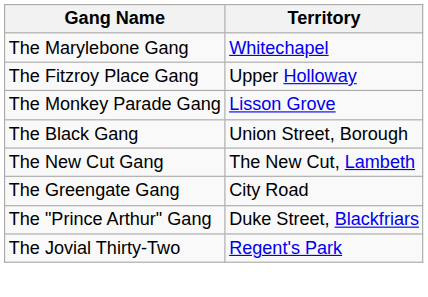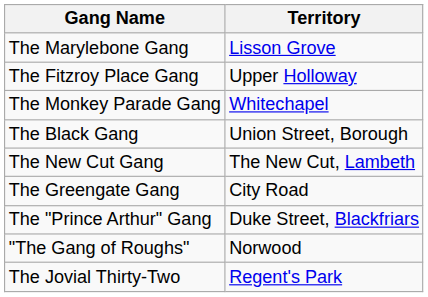(279, 47) Whitechapel -> (282, 47) Lisson Grove
(282, 104) Lisson Grove -> (279, 104) Whitechapel
+ row: (99, 248)
